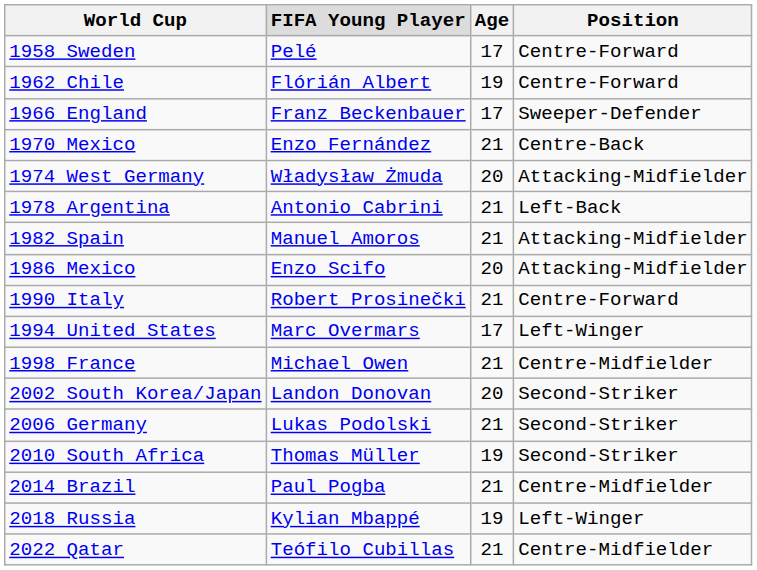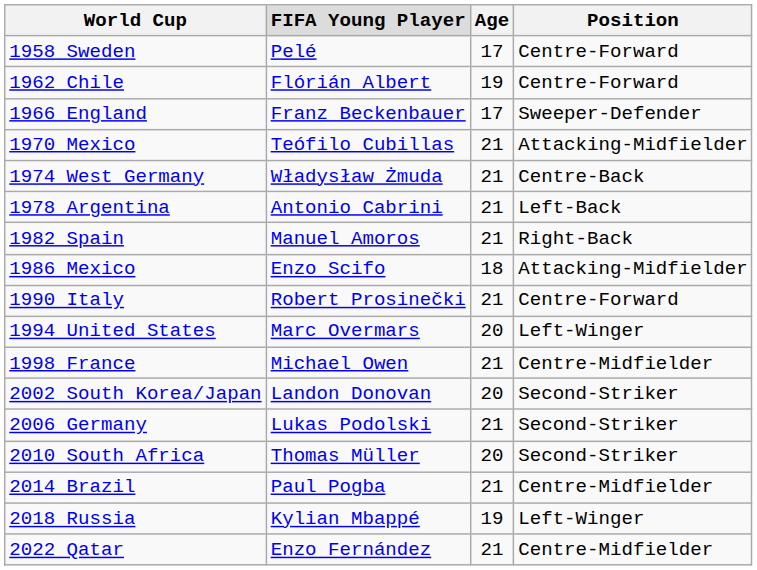(351, 145) Enzo Fernández -> (362, 145) Teófilo Cubillas
(581, 145) Centre-Back -> (633, 145) Attacking-Midfielder
(492, 176) 20 -> (492, 176) 21
(633, 176) Attacking-Midfielder -> (581, 176) Centre-Back
(633, 238) Attacking-Midfielder -> (576, 238) Right-Back
(492, 269) 20 -> (492, 269) 18
(492, 332) 17 -> (492, 332) 20
(492, 456) 19 -> (492, 456) 20
(362, 550) Teófilo Cubillas -> (351, 550) Enzo Fernández
